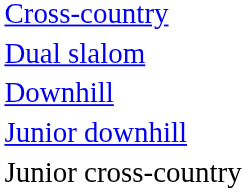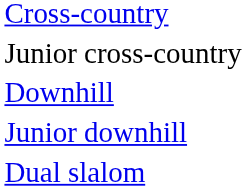rows swapped: (123, 172) <-> (75, 53)
